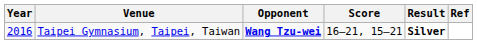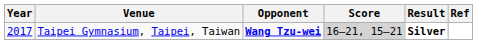(20, 31) 2016 -> (20, 31) 2017
(364, 31) no background -> (364, 31) lightgrey background
